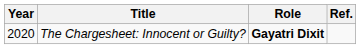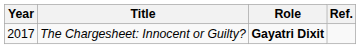(21, 33) 2020 -> (21, 33) 2017
